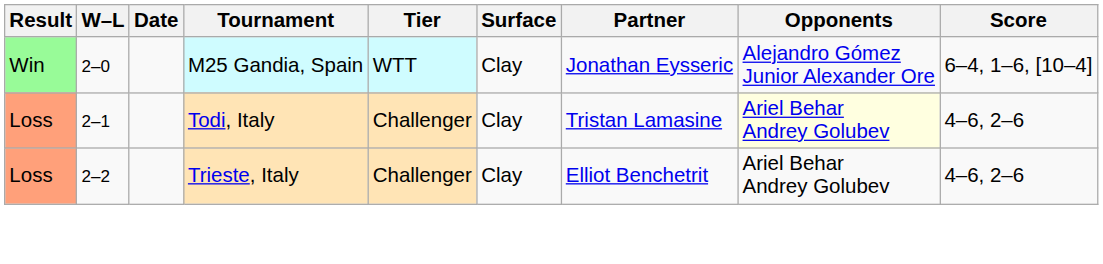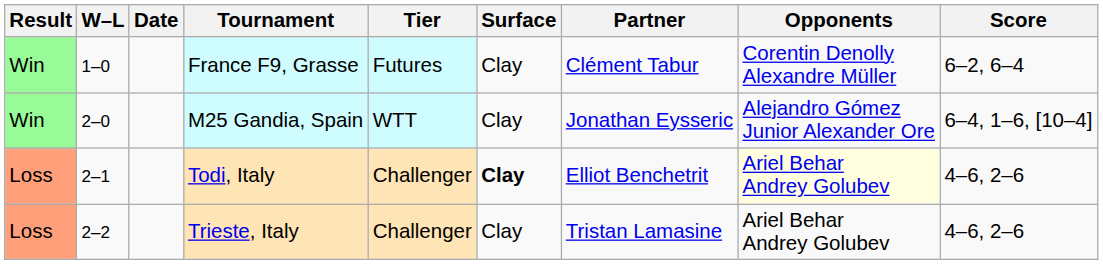+ row: (273, 64)
(502, 120) normal -> (503, 175) bold
(644, 120) Tristan Lamasine -> (637, 175) Elliot Benchetrit
(637, 175) Elliot Benchetrit -> (644, 231) Tristan Lamasine
